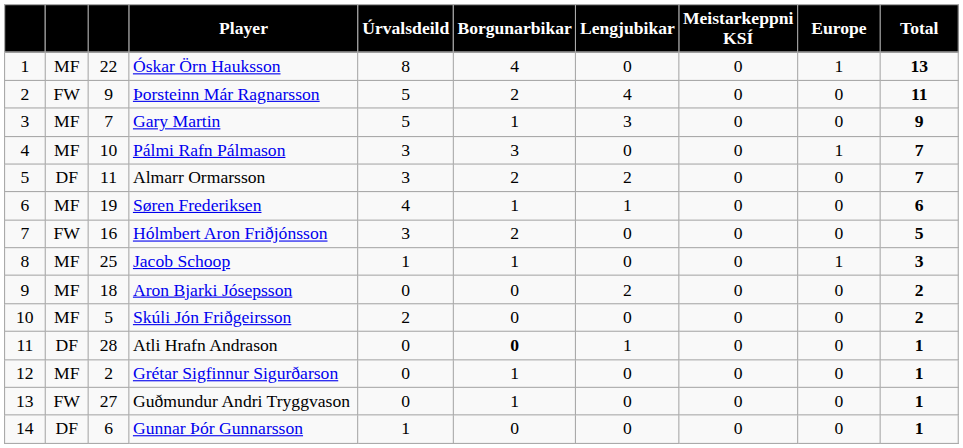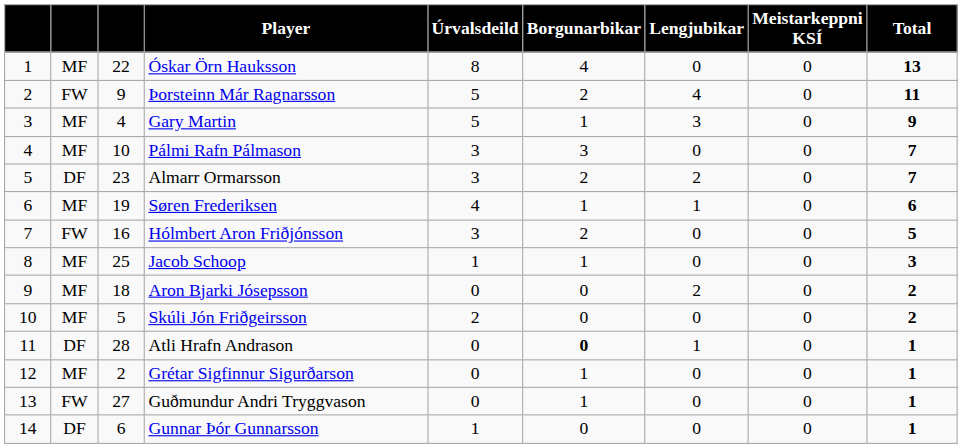- column: (839, 28)
(109, 121) 7 -> (121, 121) 4
(109, 177) 11 -> (121, 177) 23
